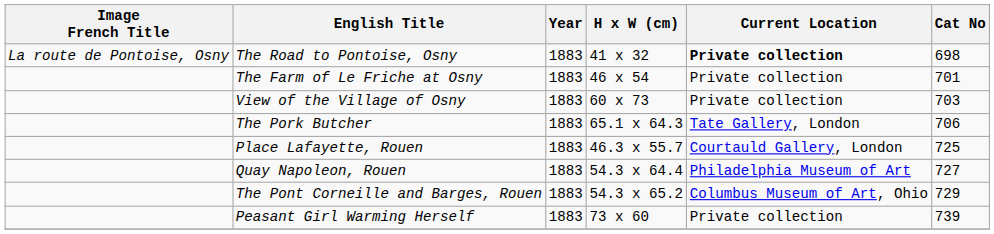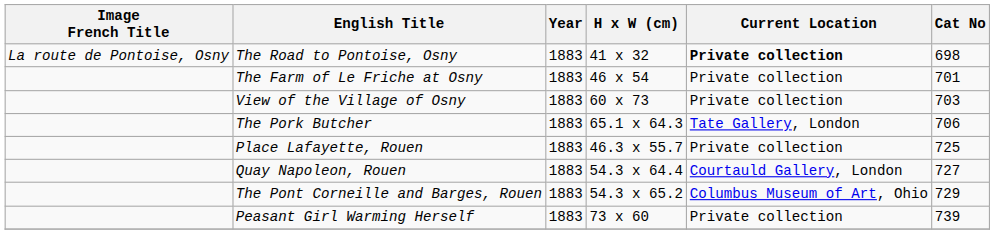(796, 148) Courtauld Gallery, London -> (766, 148) Private collection
(800, 171) Philadelphia Museum of Art -> (796, 171) Courtauld Gallery, London
